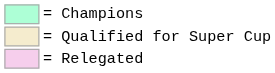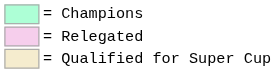rows swapped: (157, 37) <-> (93, 59)
